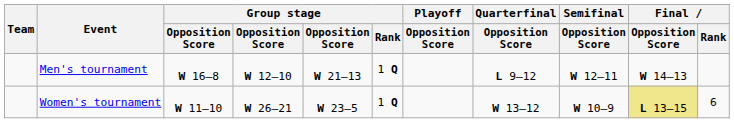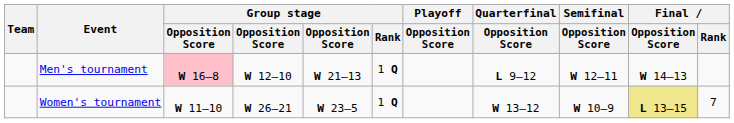(199, 76) no background -> (199, 76) pink background
(713, 102) 6 -> (713, 102) 7
